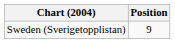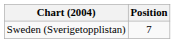(149, 30) 9 -> (149, 30) 7
